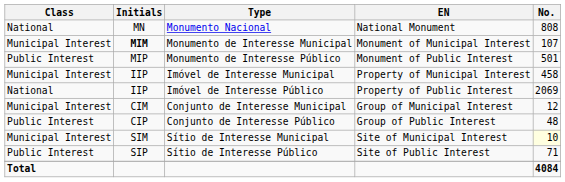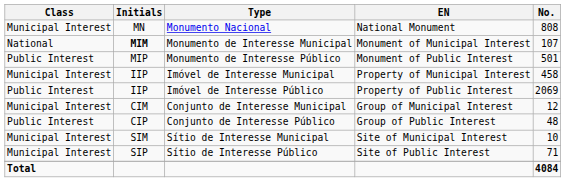(30, 28) National -> (59, 28) Municipal Interest
(59, 44) Municipal Interest -> (30, 44) National
(30, 91) National -> (51, 91) Public Interest
(552, 138) lightyellow background -> (552, 138) no background
(51, 153) Public Interest -> (59, 153) Municipal Interest
